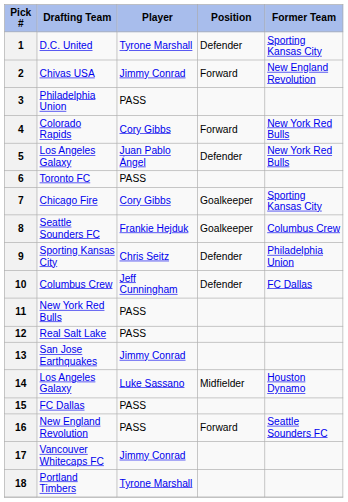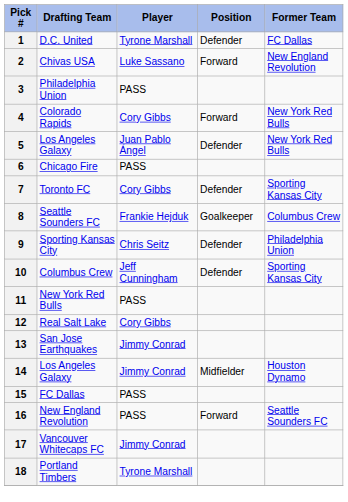(295, 46) Sporting Kansas City -> (290, 40) FC Dallas
(153, 73) Jimmy Conrad -> (152, 62) Luke Sassano
(65, 179) Toronto FC -> (69, 167) Chicago Fire
(69, 201) Chicago Fire -> (65, 189) Toronto FC
(227, 201) Goalkeeper -> (221, 189) Defender
(290, 284) FC Dallas -> (295, 272) Sporting Kansas City
(133, 334) PASS -> (145, 322) Cory Gibbs
(152, 383) Luke Sassano -> (153, 372) Jimmy Conrad
